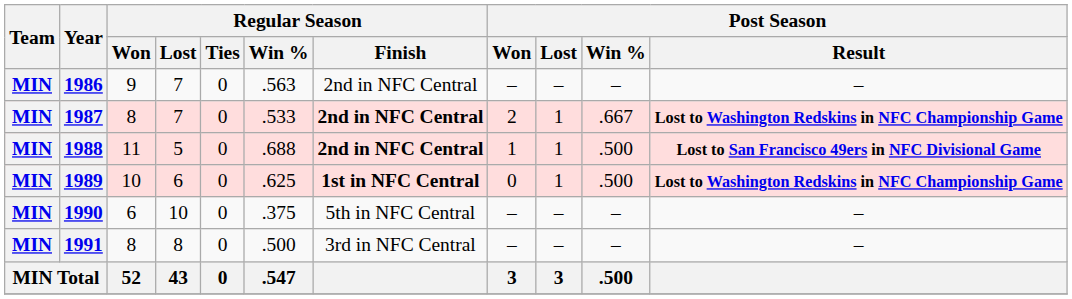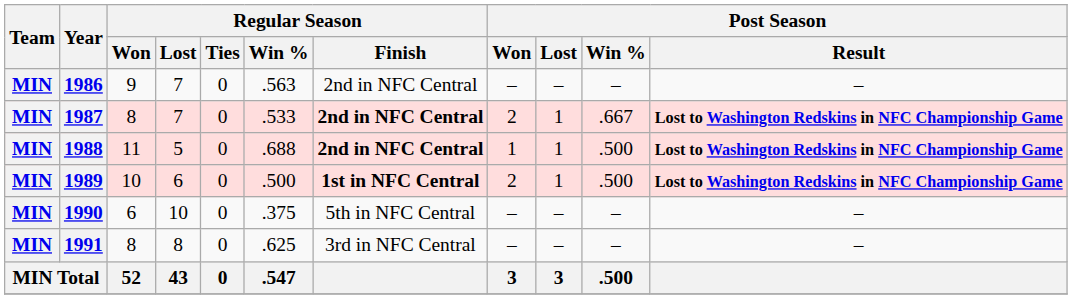(859, 150) Lost to San Francisco 49ers in NFC Divisional Game -> (859, 150) Lost to Washington Redskins in NFC Championship Game
(279, 181) .625 -> (279, 181) .500
(512, 181) 0 -> (512, 181) 2
(279, 245) .500 -> (279, 245) .625
